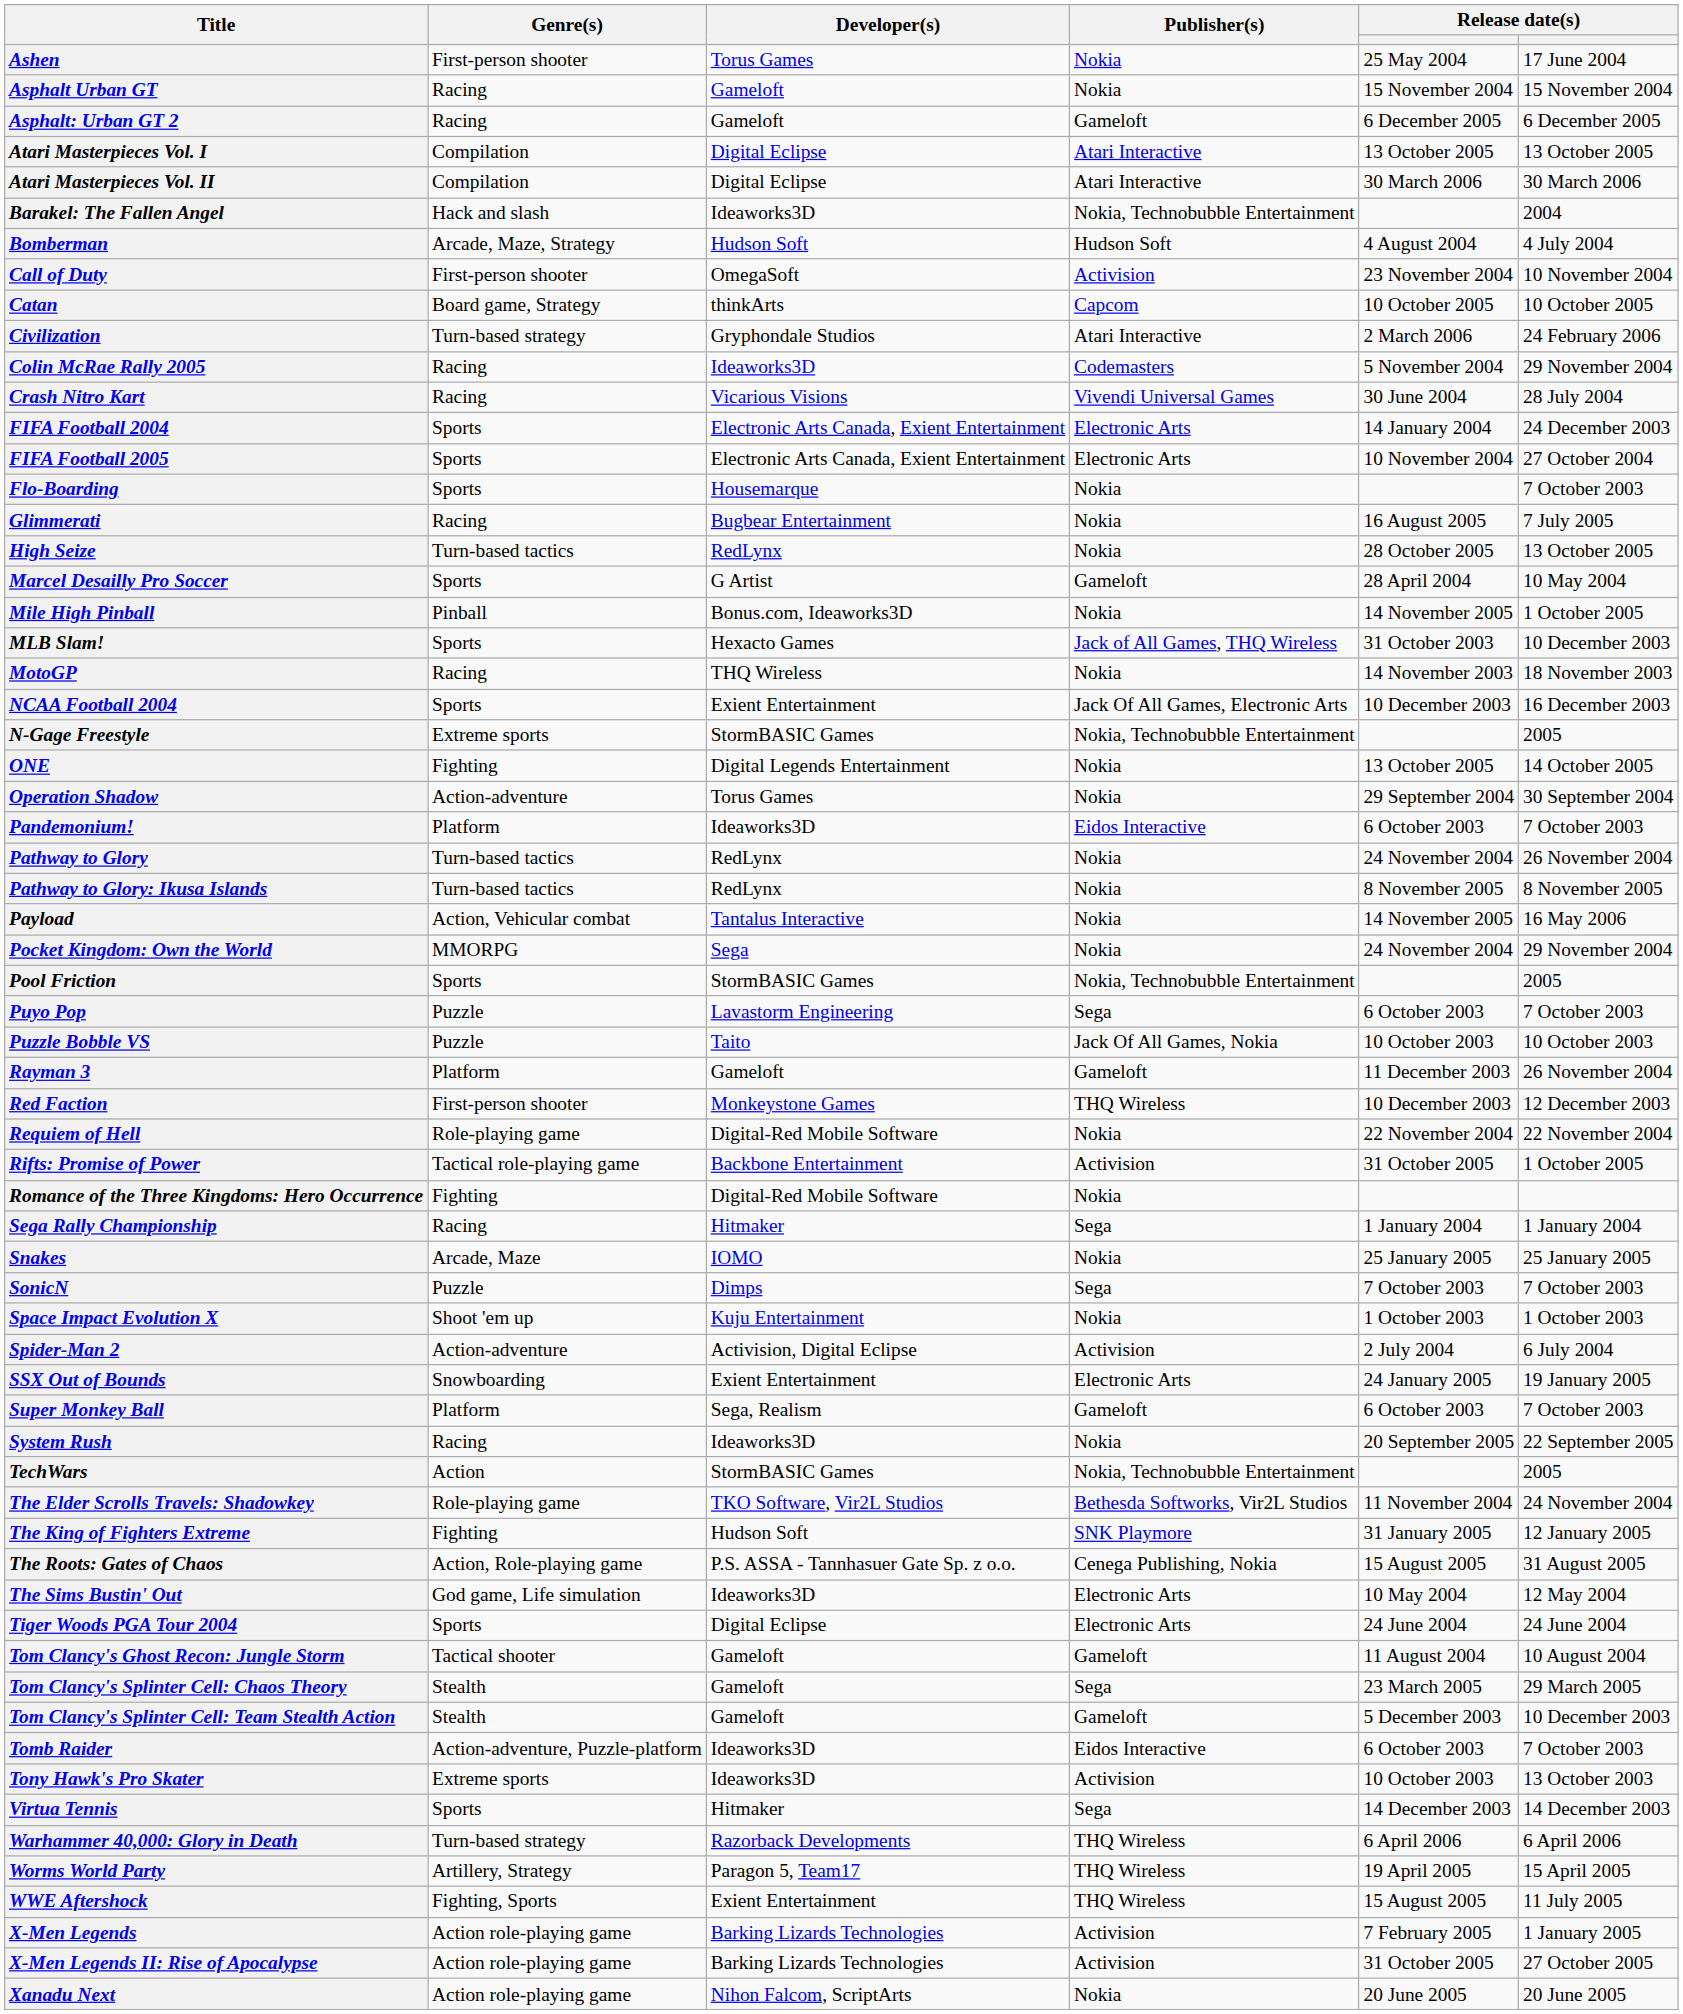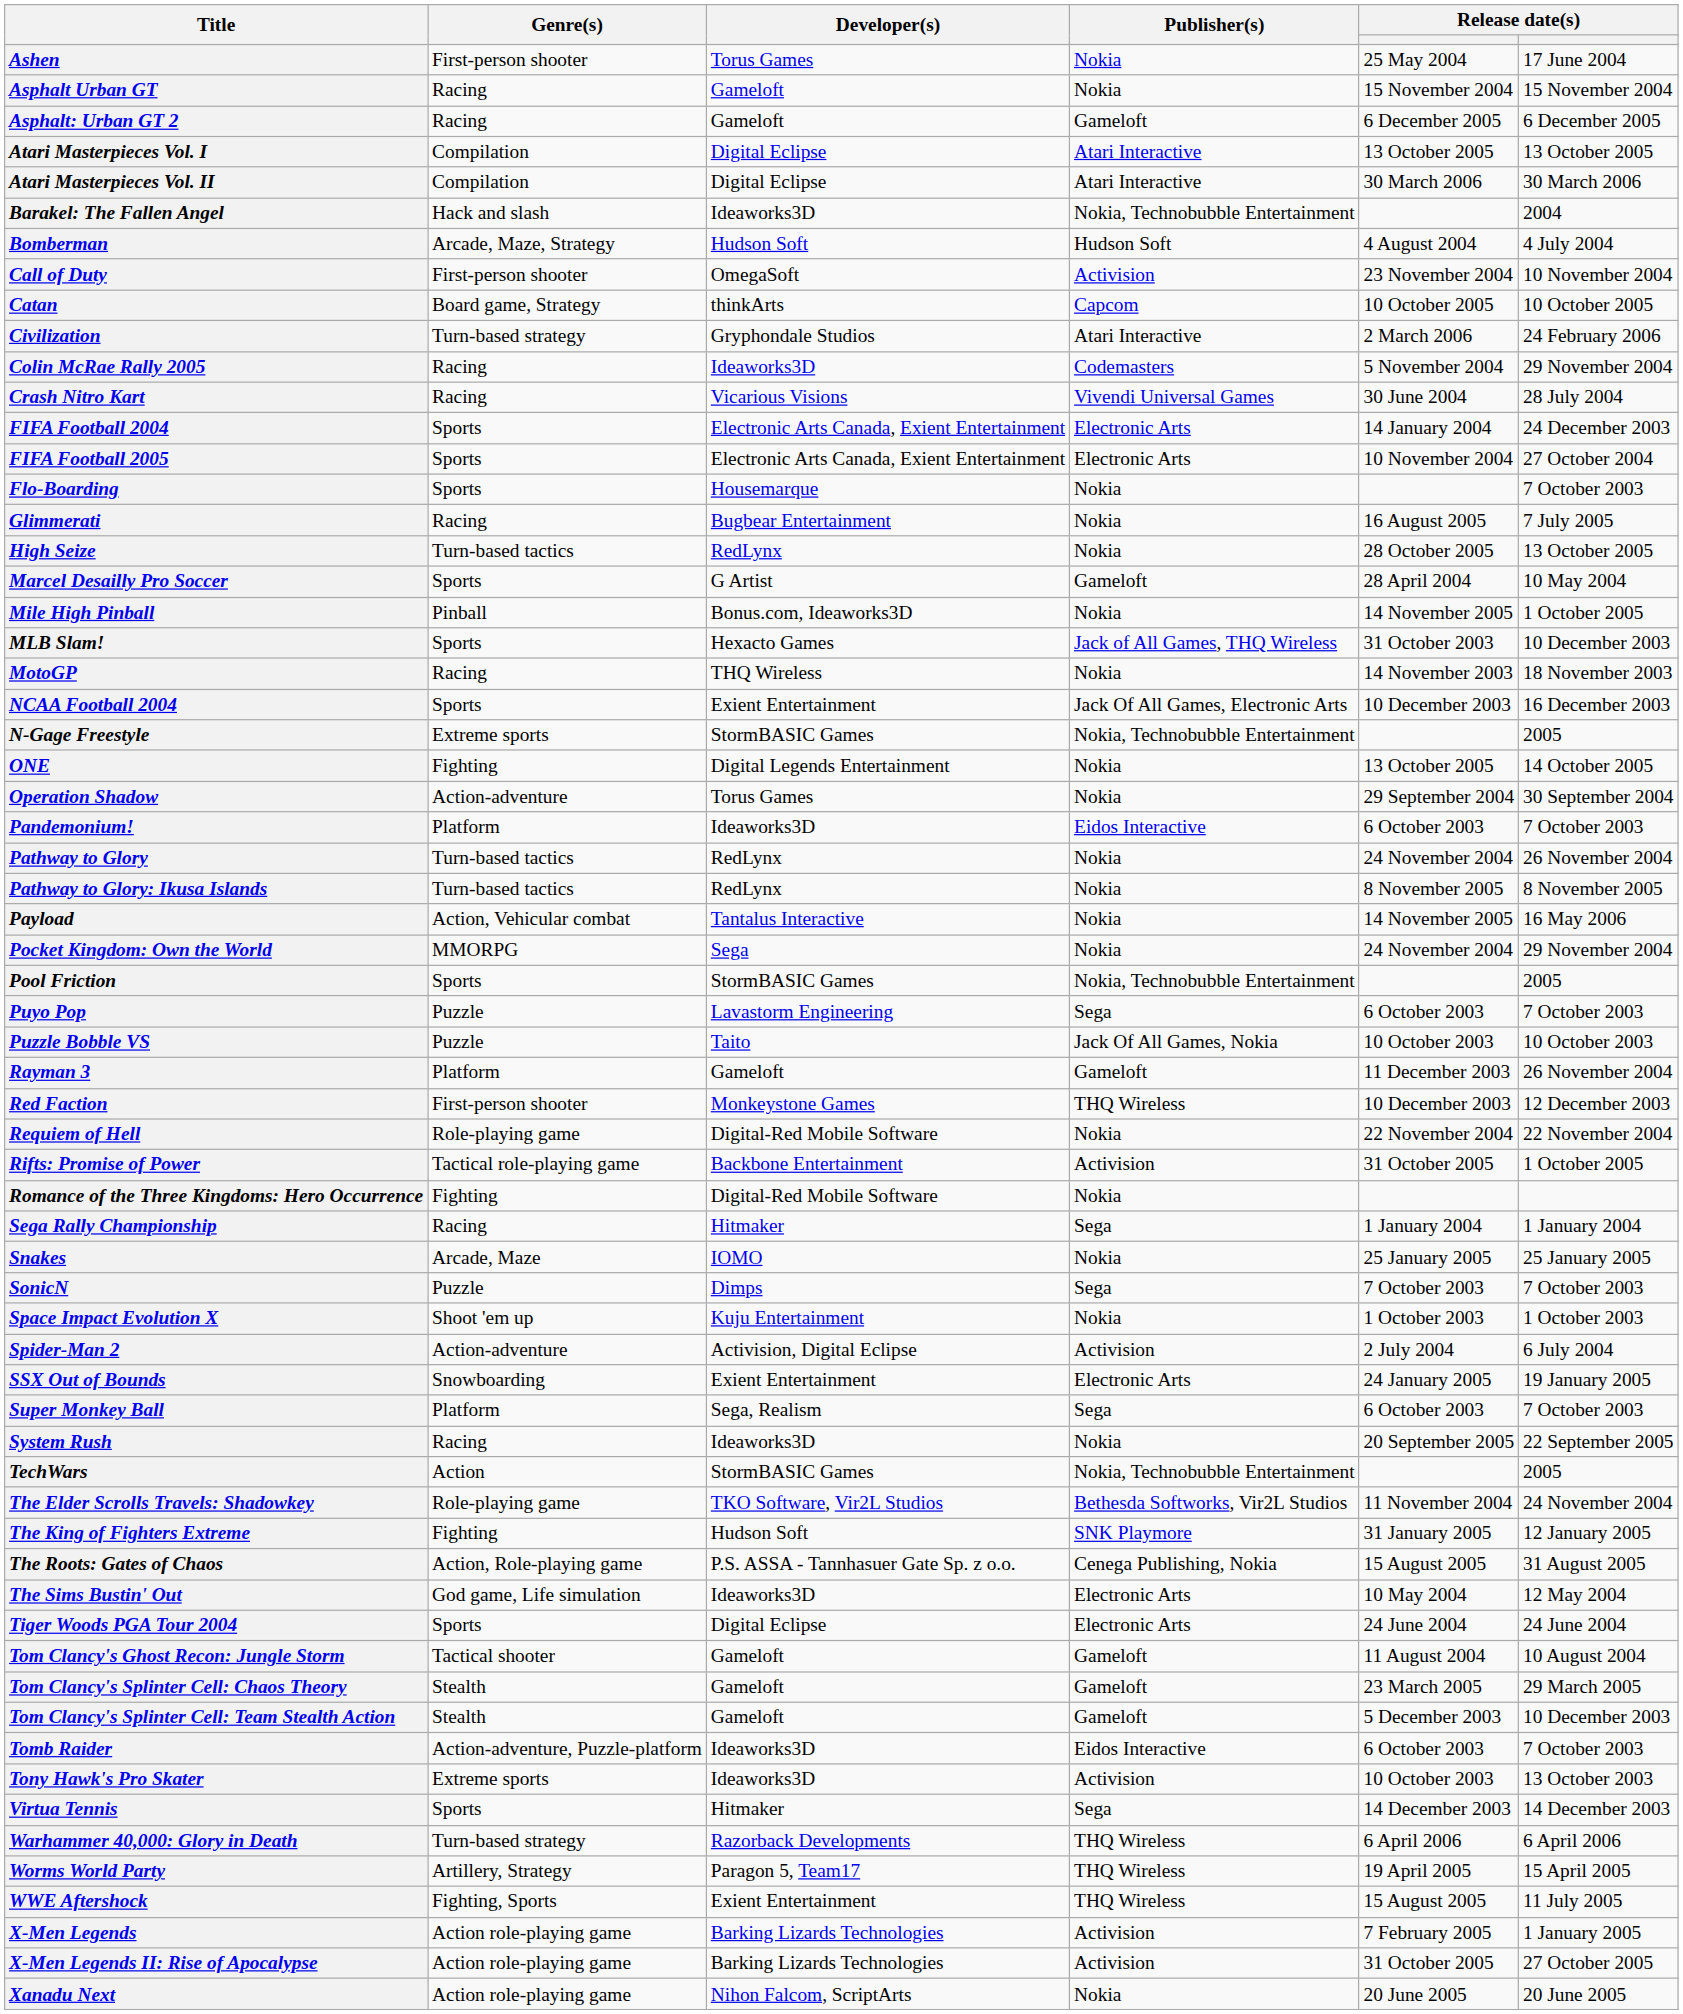(1111, 1410) Gameloft -> (1093, 1410) Sega
(1093, 1686) Sega -> (1111, 1686) Gameloft
